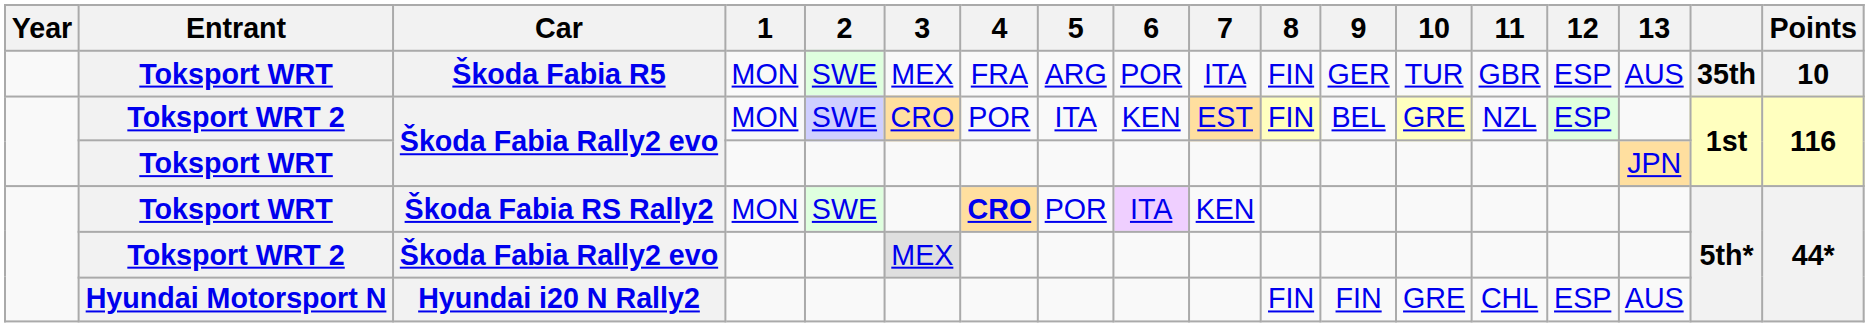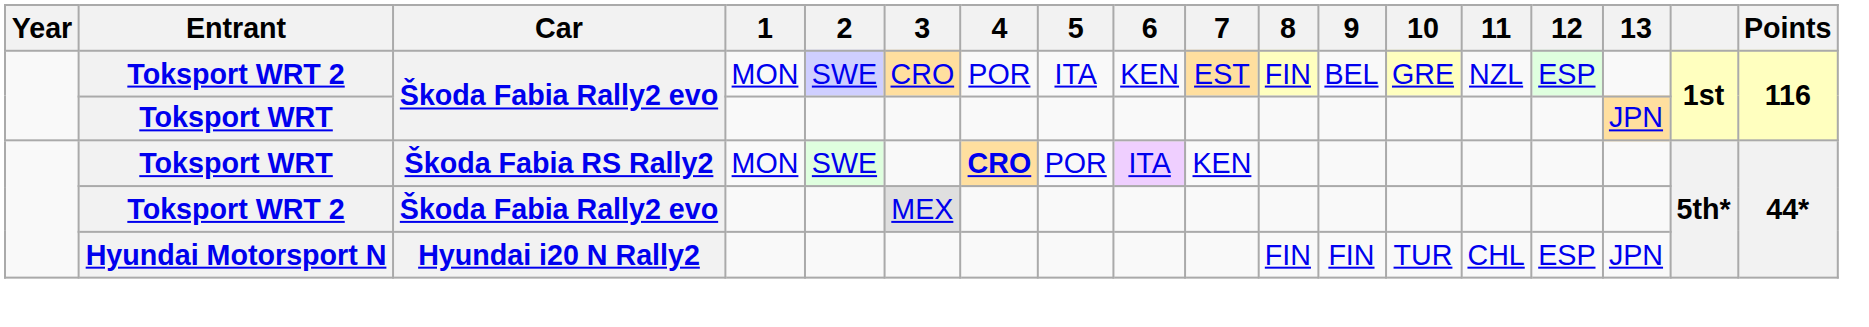- row: (236, 73)
(1434, 300) GRE -> (1423, 254) TUR
(1654, 300) AUS -> (1636, 254) JPN
